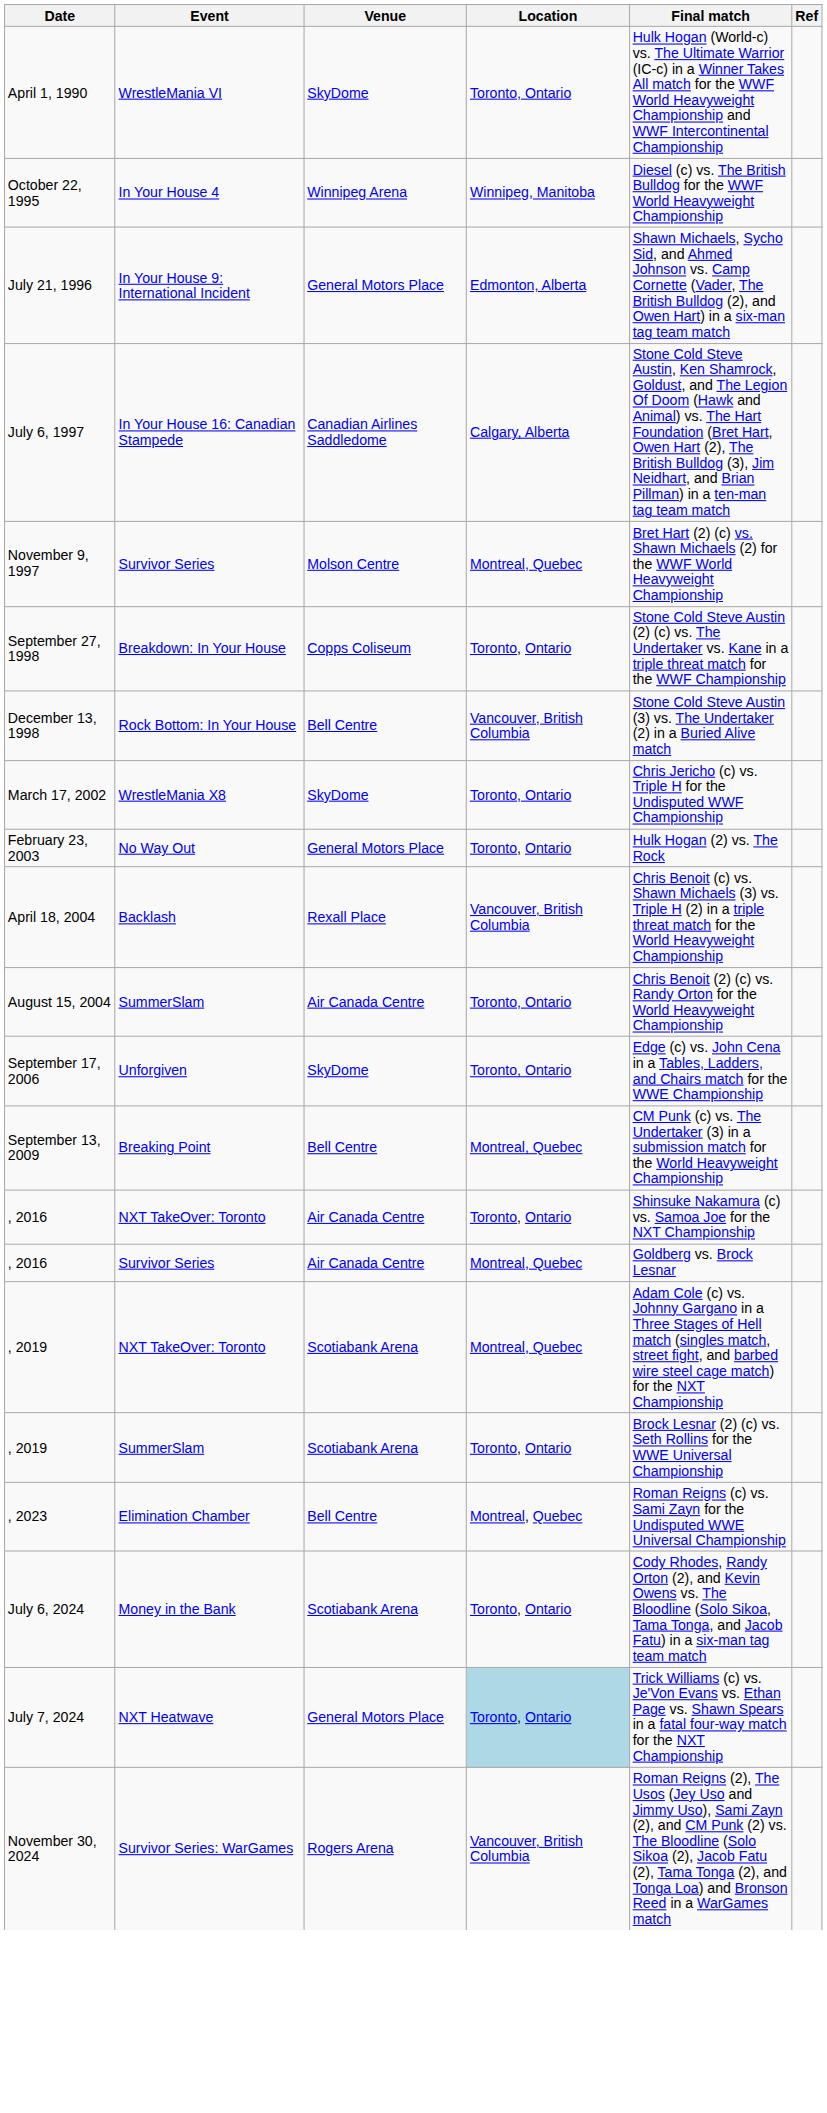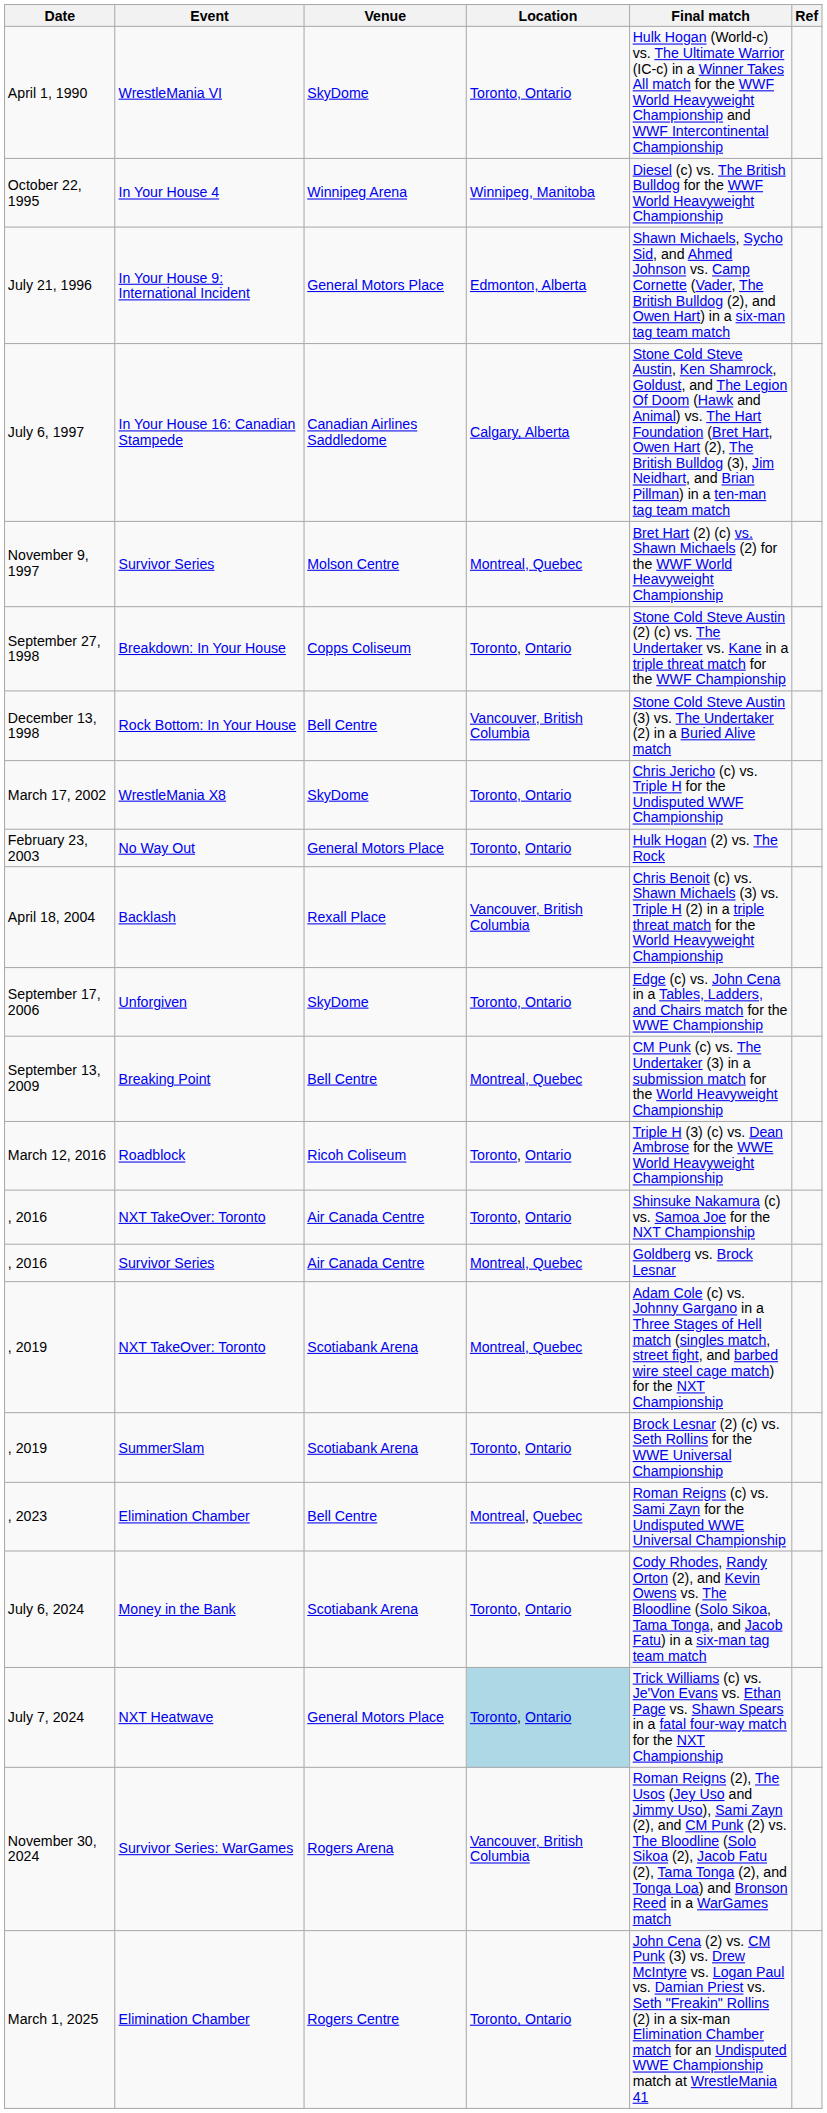- row: (59, 1002)
+ row: (57, 1155)
+ row: (53, 2019)
